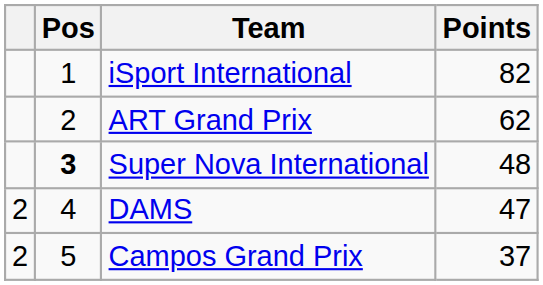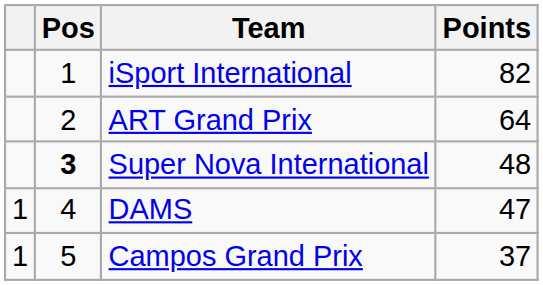(515, 119) 62 -> (515, 119) 64
(20, 210) 2 -> (20, 210) 1
(20, 256) 2 -> (20, 256) 1
